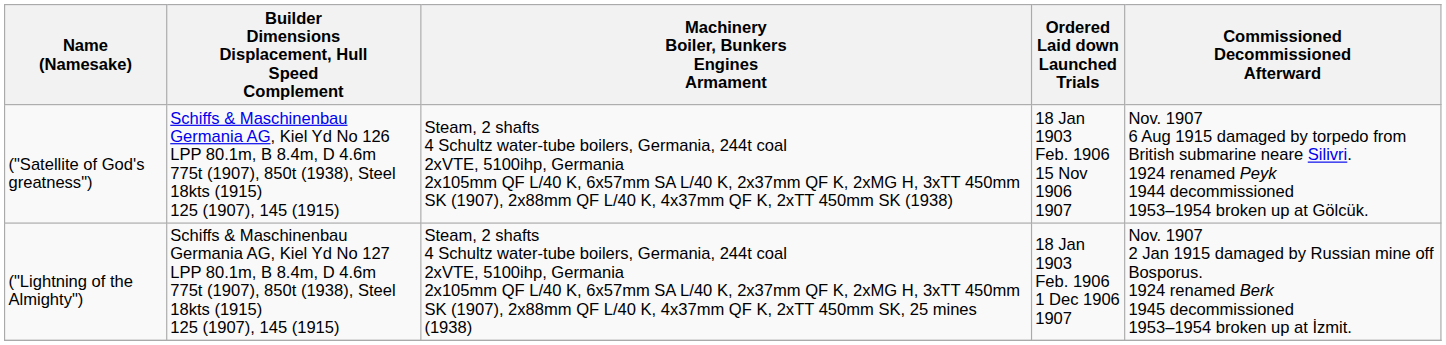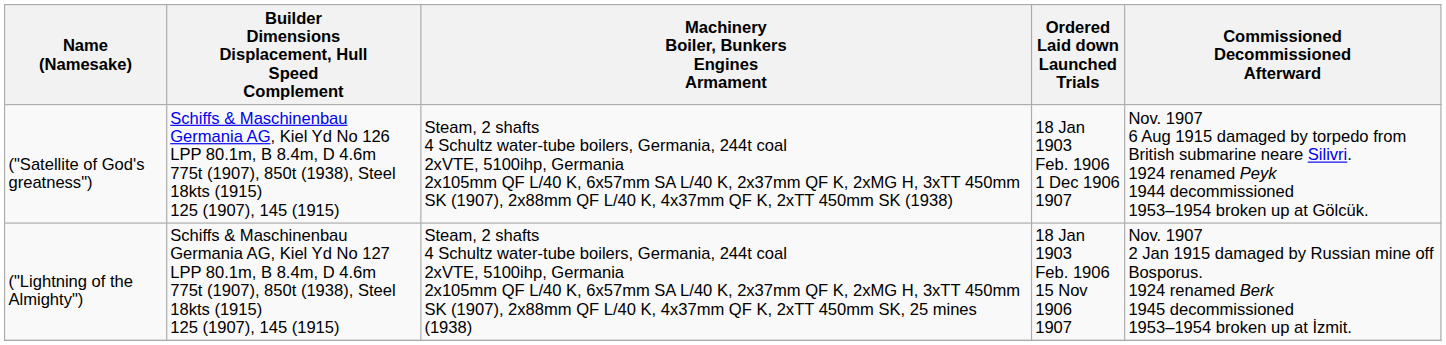(1072, 164) 18 Jan 1903 Feb. 1906 15 Nov 1906 1907 -> (1077, 164) 18 Jan 1903 Feb. 1906 1 Dec 1906 1907
(1077, 282) 18 Jan 1903 Feb. 1906 1 Dec 1906 1907 -> (1072, 282) 18 Jan 1903 Feb. 1906 15 Nov 1906 1907
